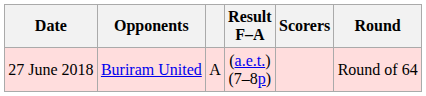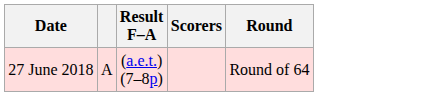- column: (151, 26)
